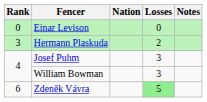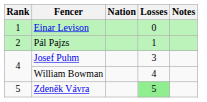(18, 27) 0 -> (18, 27) 1
+ row: (52, 43)
- row: (71, 43)
(159, 74) 3 -> (154, 74) 4
(18, 89) 6 -> (18, 89) 5
